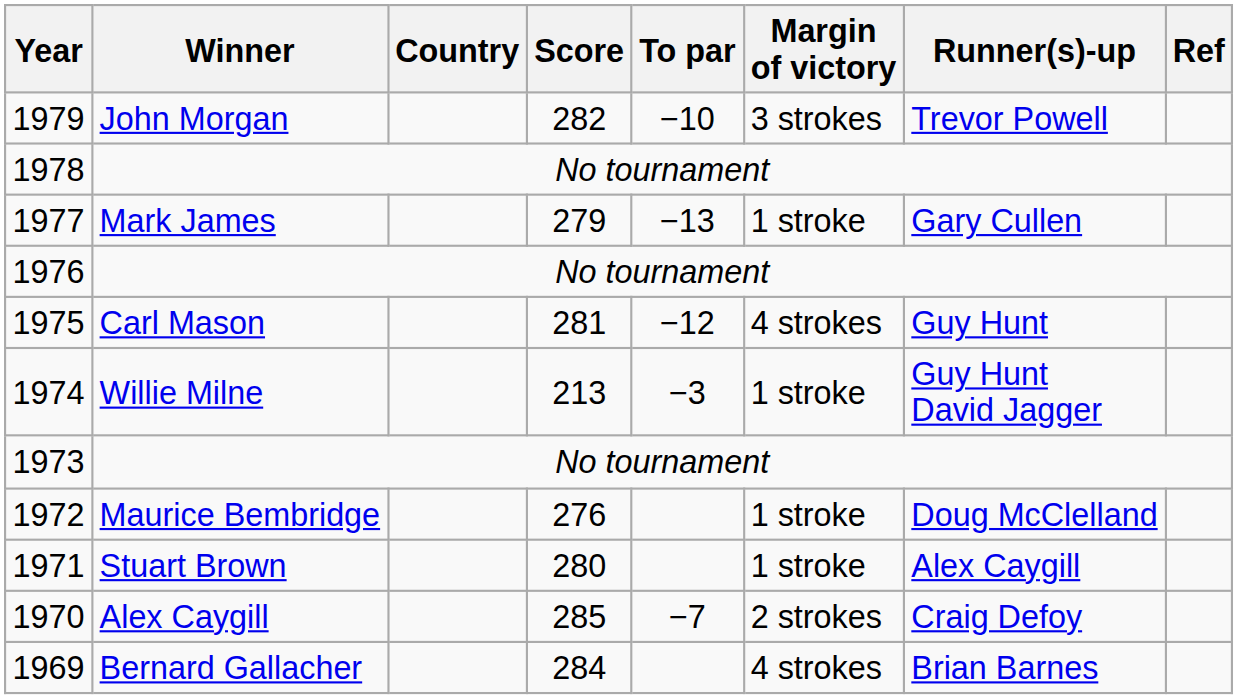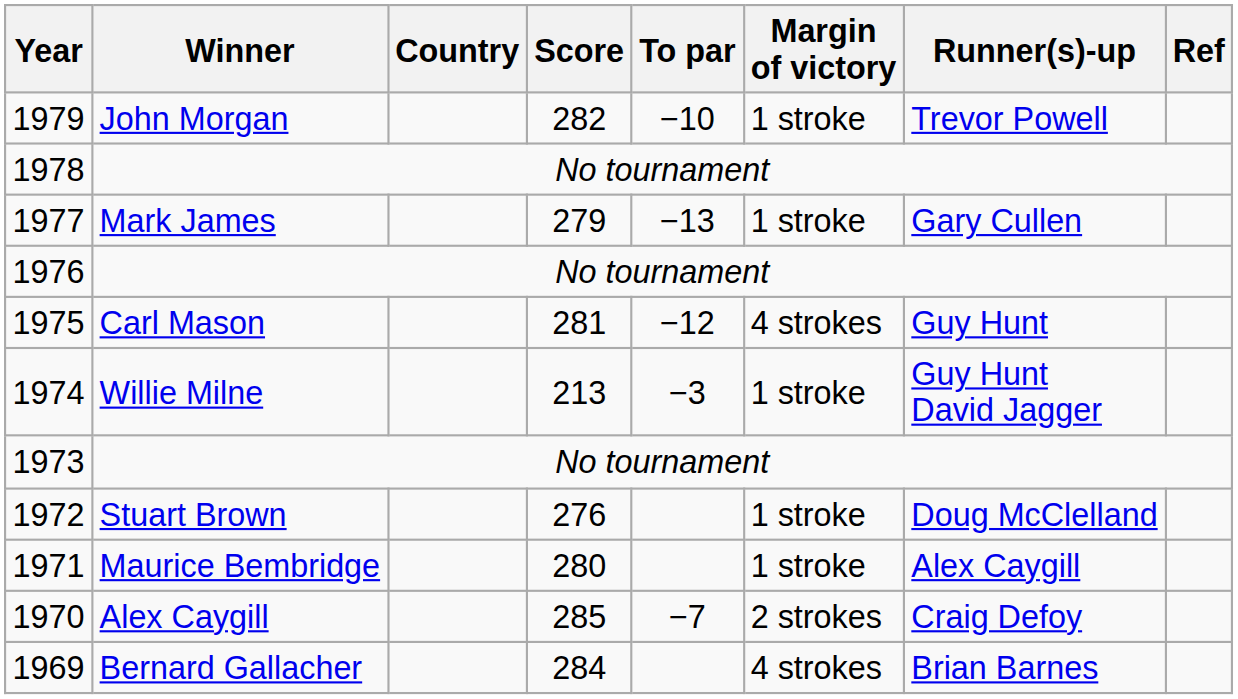(816, 118) 3 strokes -> (808, 118) 1 stroke
(240, 513) Maurice Bembridge -> (193, 513) Stuart Brown
(193, 565) Stuart Brown -> (240, 565) Maurice Bembridge
